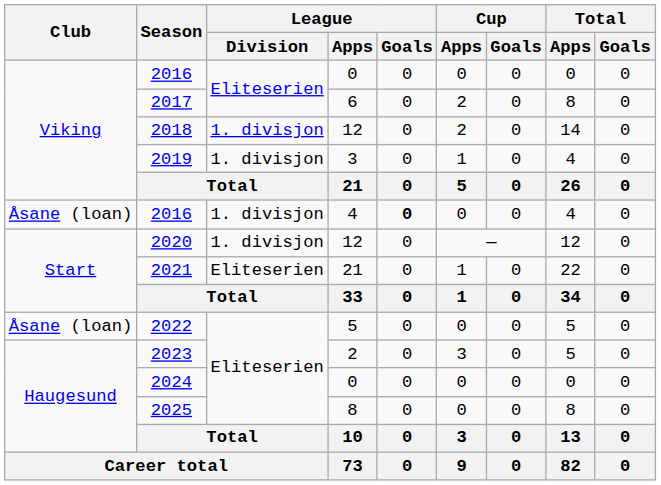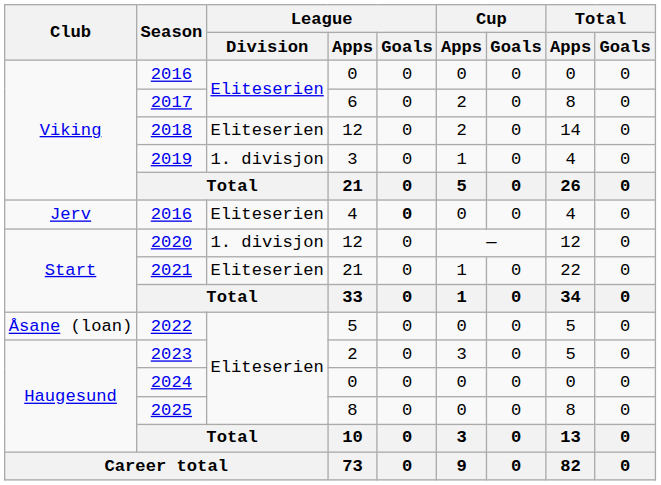(267, 131) 1. divisjon -> (267, 131) Eliteserien
(71, 214) Åsane (loan) -> (71, 214) Jerv
(267, 214) 1. divisjon -> (267, 214) Eliteserien
